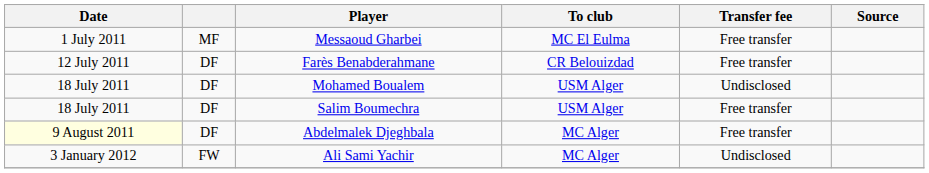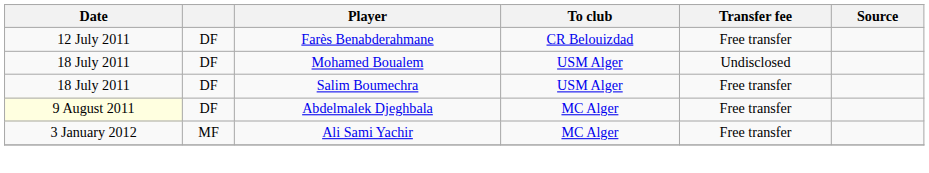- row: (368, 39)
(209, 155) FW -> (209, 132) MF
(756, 155) Undisclosed -> (756, 132) Free transfer
